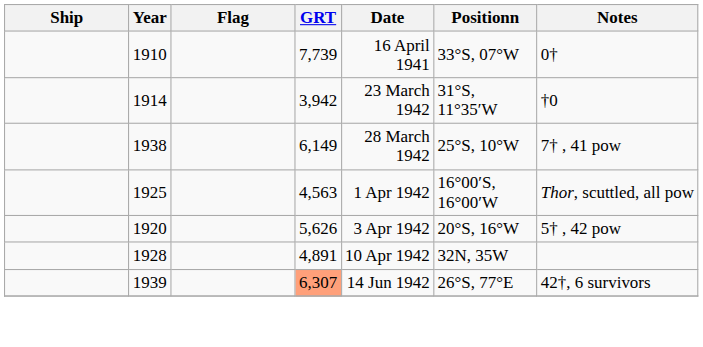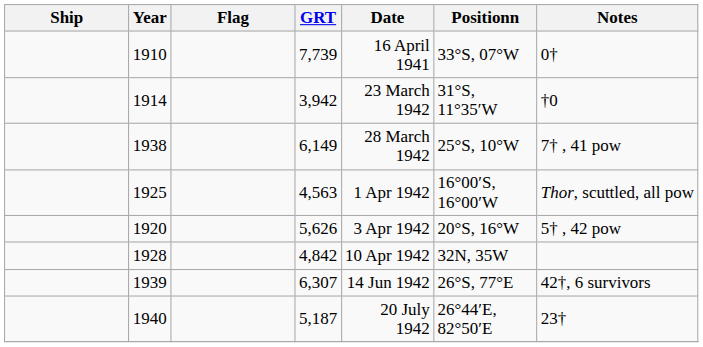(318, 255) 4,891 -> (318, 255) 4,842
(318, 282) lightsalmon background -> (318, 282) no background
+ row: (150, 318)
